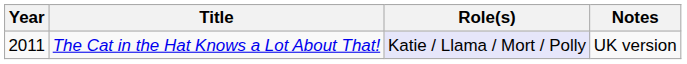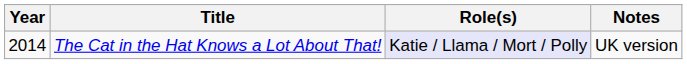(27, 44) 2011 -> (27, 44) 2014
